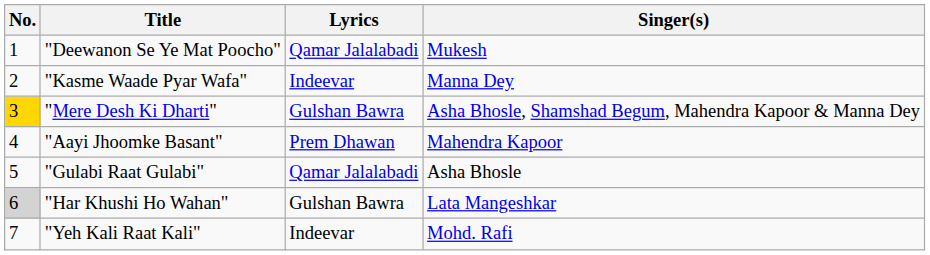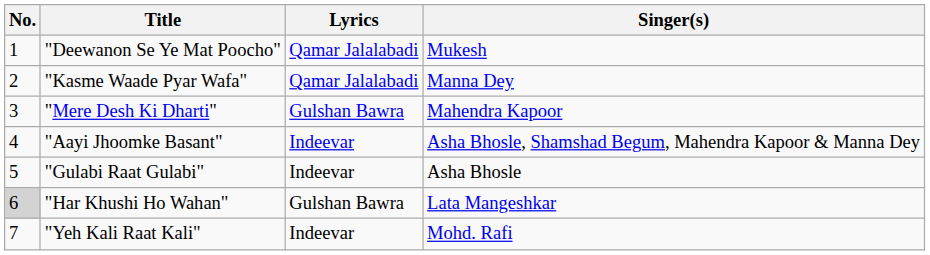(322, 81) Indeevar -> (354, 81) Qamar Jalalabadi
(14, 111) gold background -> (14, 111) no background
(674, 111) Asha Bhosle, Shamshad Begum, Mahendra Kapoor & Manna Dey -> (495, 111) Mahendra Kapoor
(342, 142) Prem Dhawan -> (322, 142) Indeevar
(495, 142) Mahendra Kapoor -> (674, 142) Asha Bhosle, Shamshad Begum, Mahendra Kapoor & Manna Dey
(354, 172) Qamar Jalalabadi -> (322, 172) Indeevar
